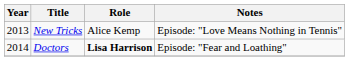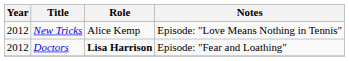(18, 30) 2013 -> (18, 30) 2012
(18, 47) 2014 -> (18, 47) 2012
